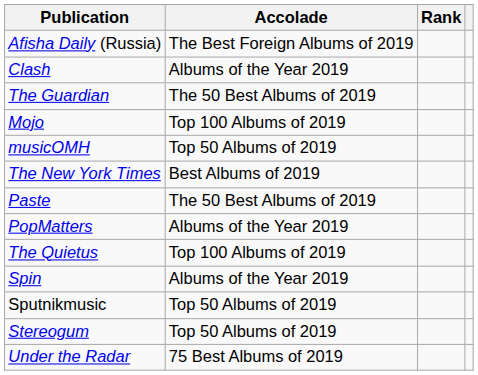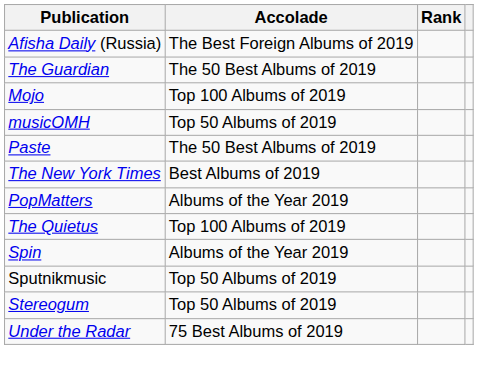- row: (29, 69)
rows swapped: (85, 174) <-> (29, 200)
